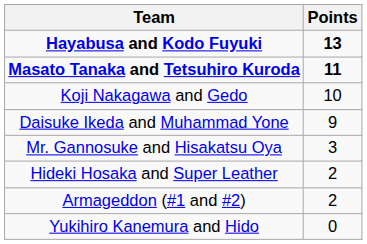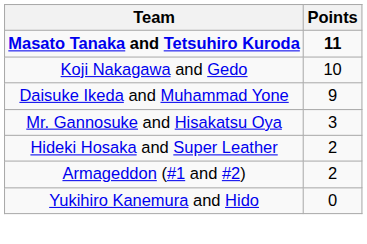- row: (154, 43)
